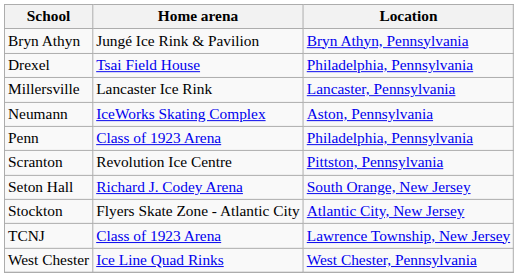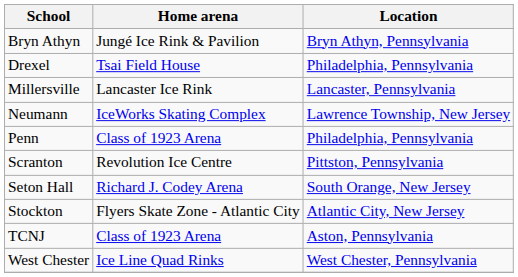(370, 114) Aston, Pennsylvania -> (408, 114) Lawrence Township, New Jersey
(408, 235) Lawrence Township, New Jersey -> (370, 235) Aston, Pennsylvania
